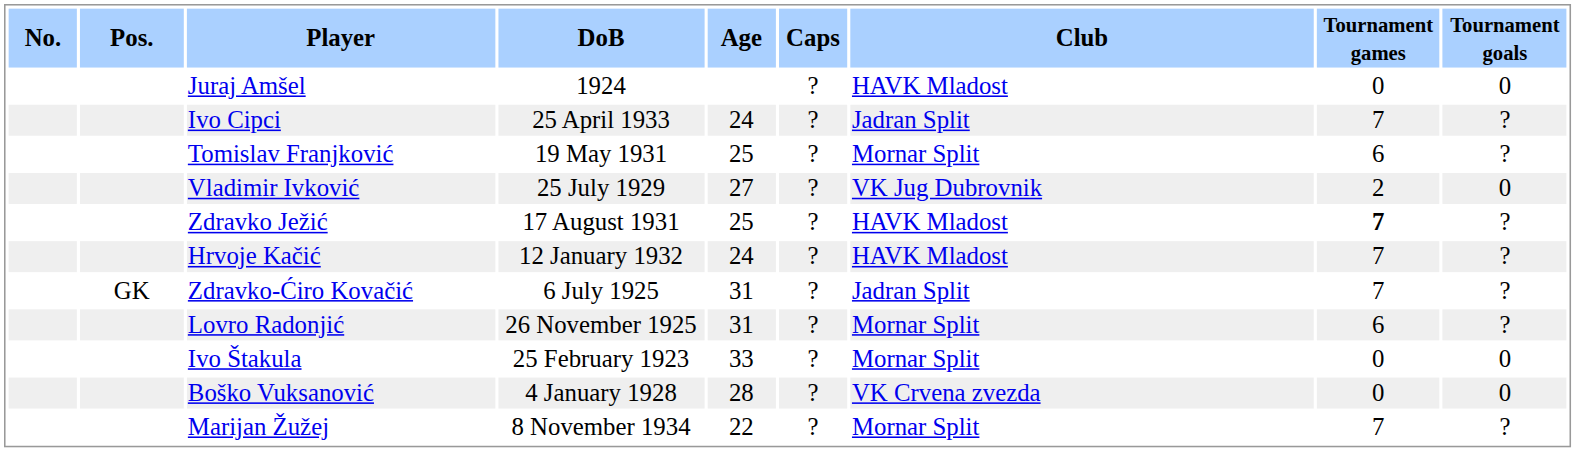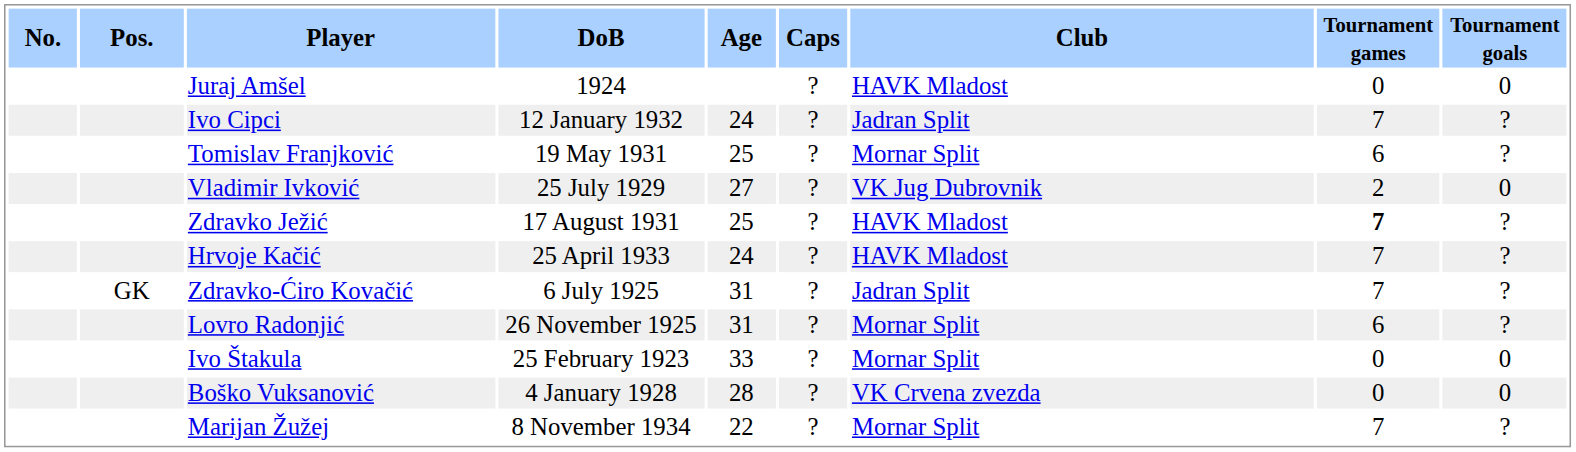(601, 119) 25 April 1933 -> (601, 119) 12 January 1932
(601, 256) 12 January 1932 -> (601, 256) 25 April 1933
